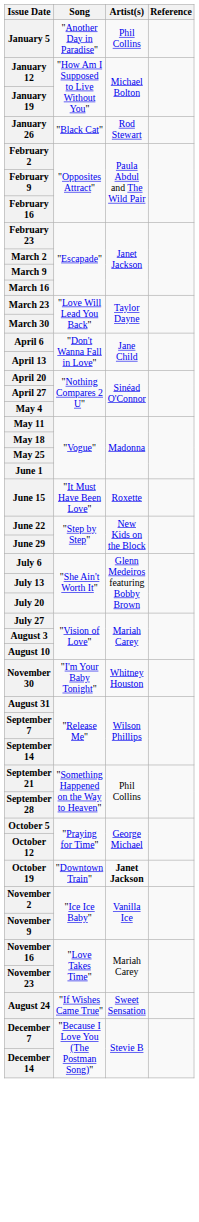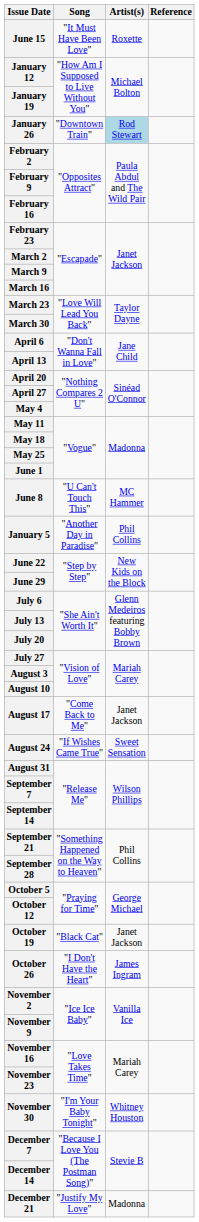rows swapped: (29, 38) <-> (29, 497)
(80, 130) "Black Cat" -> (80, 130) "Downtown Train"
(127, 130) no background -> (127, 130) lightblue background
+ row: (29, 497)
+ row: (29, 715)
rows swapped: (29, 1005) <-> (29, 678)
(80, 873) "Downtown Train" -> (80, 937) "Black Cat"
(127, 873) bold -> (127, 937) normal
+ row: (29, 969)
+ row: (29, 1203)
